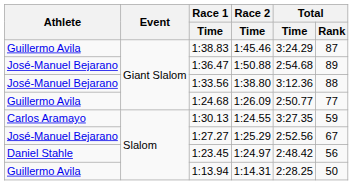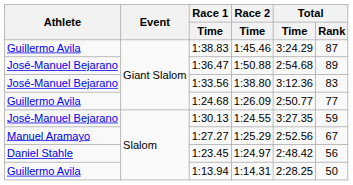(332, 84) 88 -> (332, 84) 83
(46, 119) Carlos Aramayo -> (62, 119) José-Manuel Bejarano
(62, 136) José-Manuel Bejarano -> (49, 136) Manuel Aramayo
